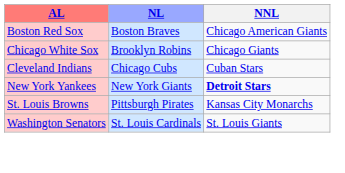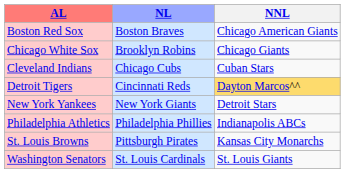+ row: (40, 86)
(239, 86) bold -> (247, 104) normal
+ row: (58, 123)
